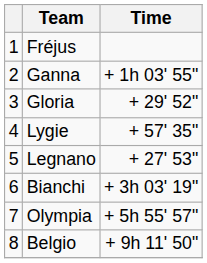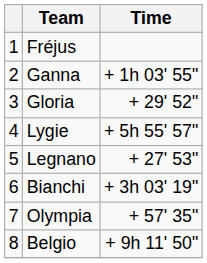(163, 131) + 57' 35" -> (151, 131) + 5h 55' 57"
(151, 215) + 5h 55' 57" -> (163, 215) + 57' 35"
